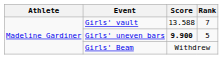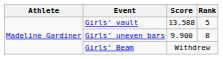(207, 23) 7 -> (207, 23) 5
(182, 35) bold -> (182, 35) normal
(207, 35) 5 -> (207, 35) 8
